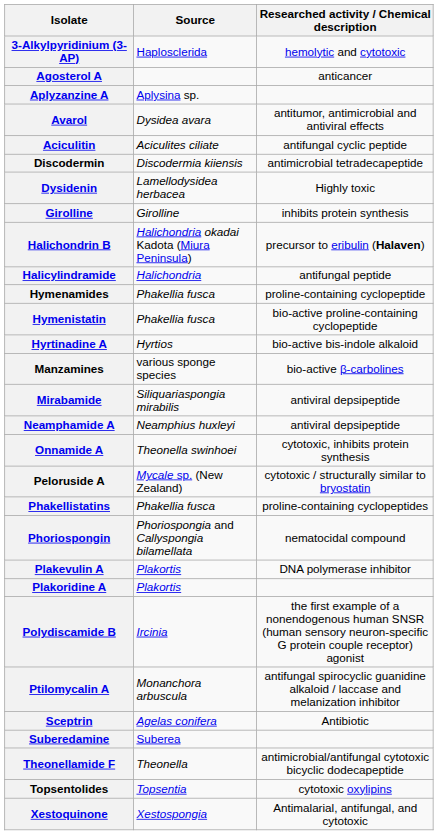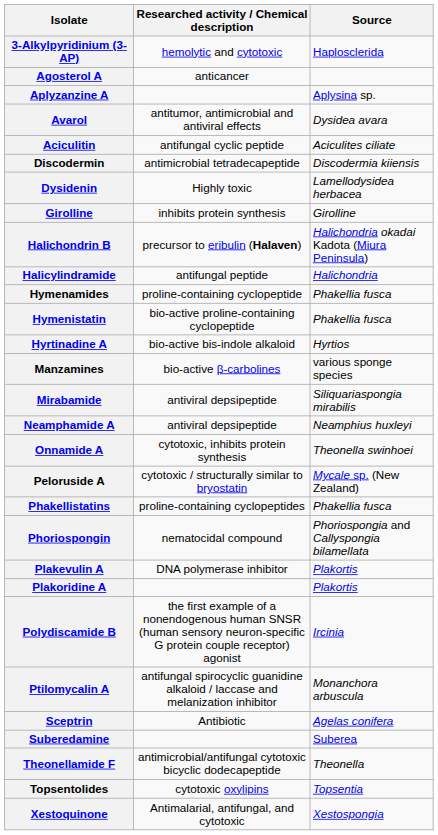columns swapped: (195, 20) <-> (345, 20)
